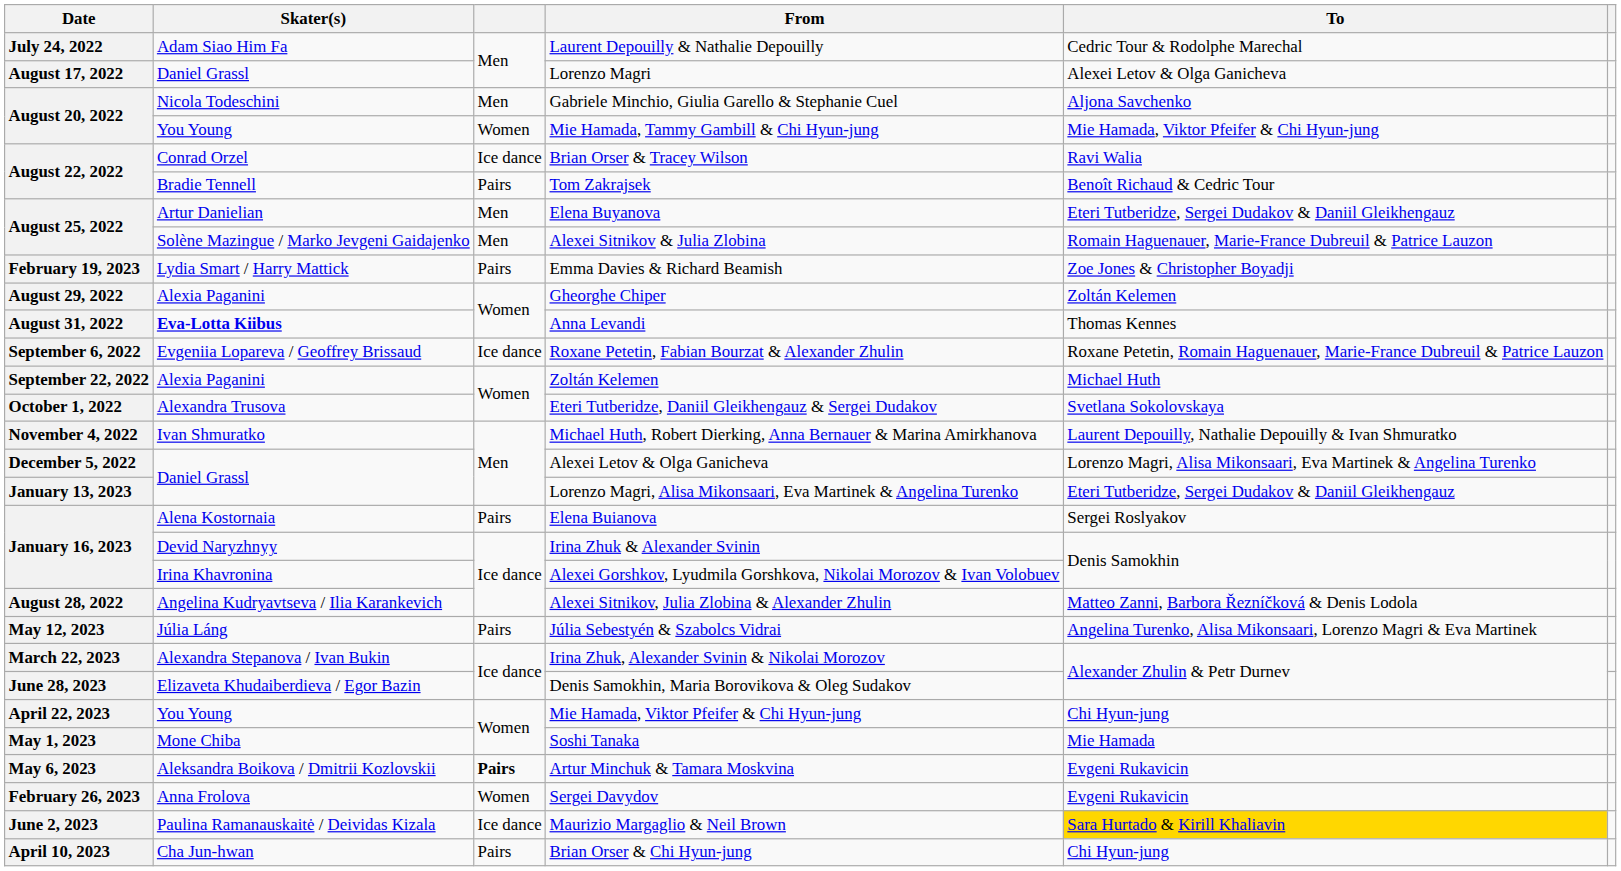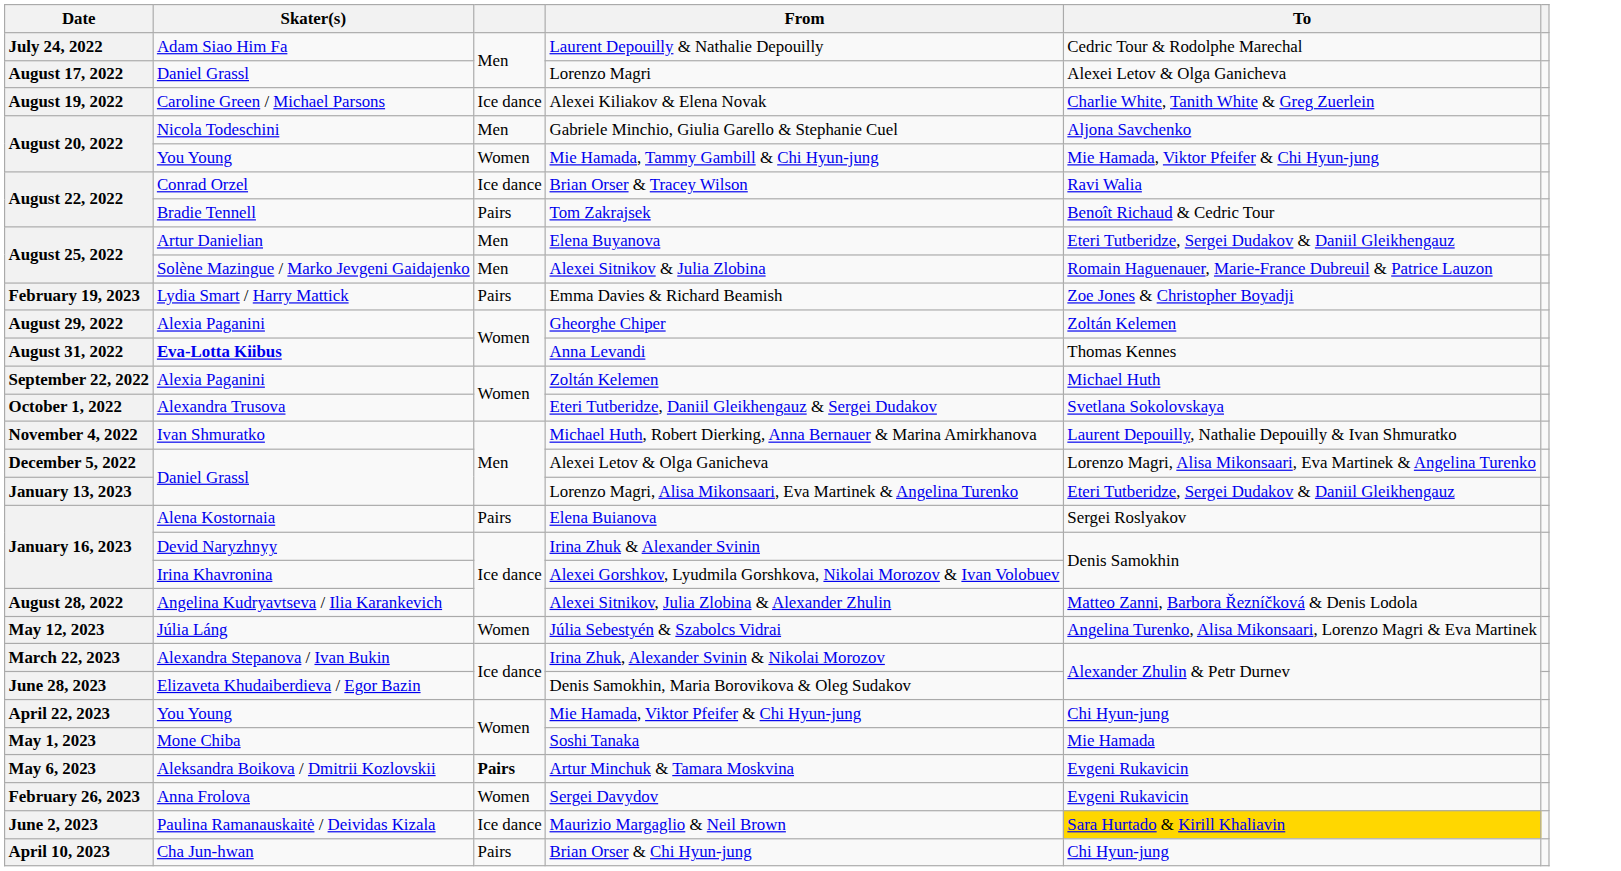+ row: (658, 102)
- row: (727, 352)
(494, 630) Pairs -> (504, 630) Women
